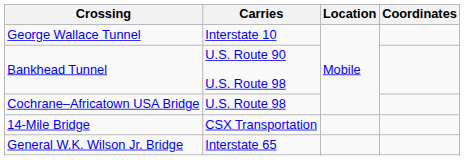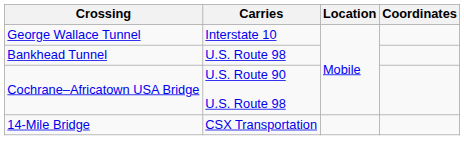(246, 69) U.S. Route 90 U.S. Route 98 -> (246, 55) U.S. Route 98
(246, 104) U.S. Route 98 -> (246, 89) U.S. Route 90 U.S. Route 98
- row: (95, 144)
